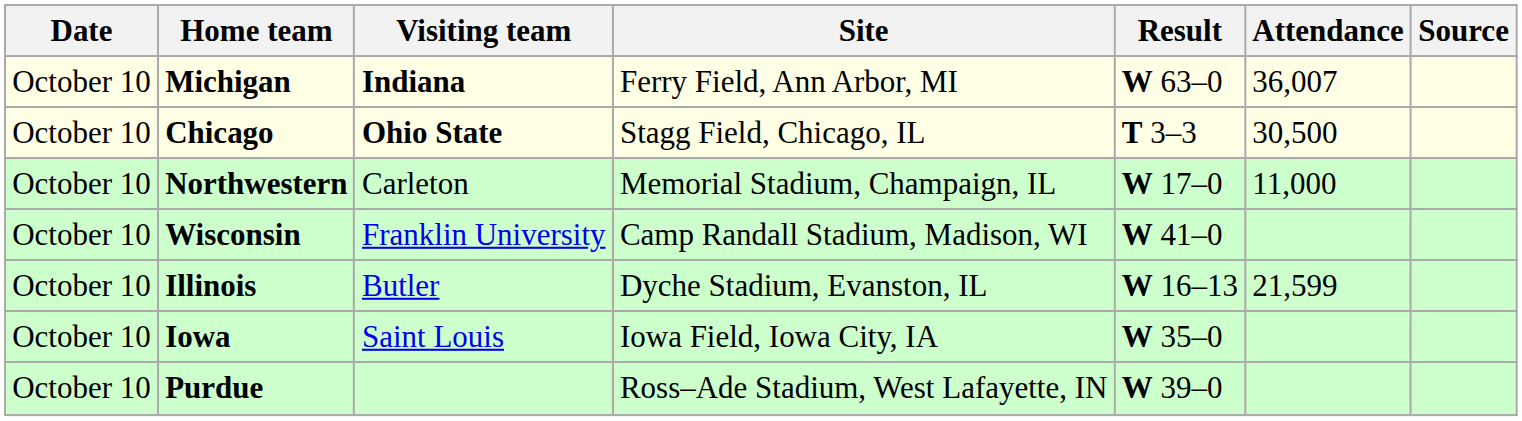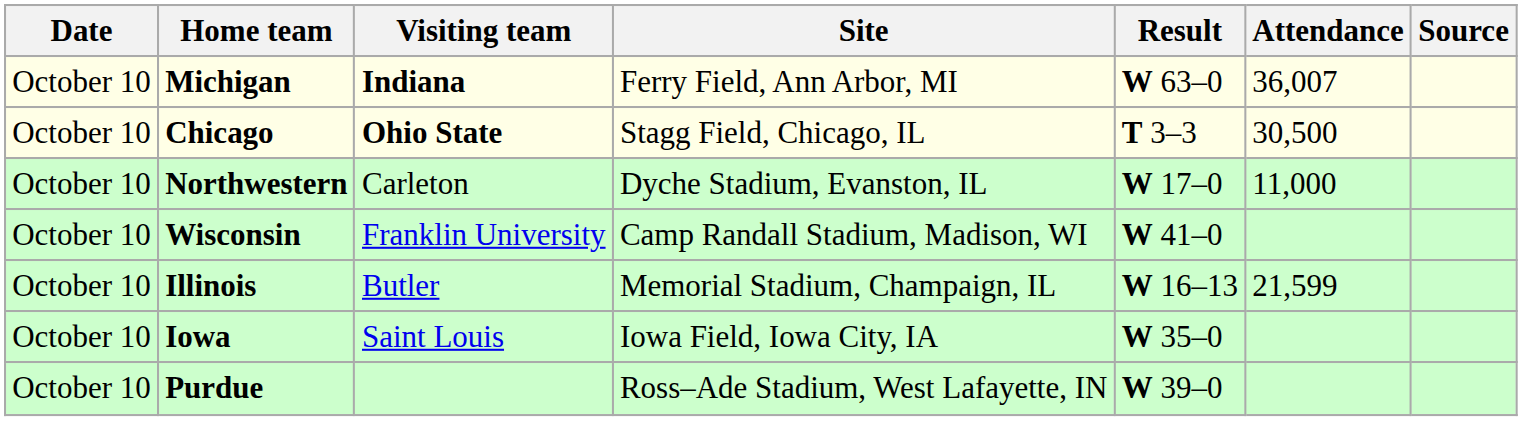(838, 183) Memorial Stadium, Champaign, IL -> (804, 183) Dyche Stadium, Evanston, IL
(804, 285) Dyche Stadium, Evanston, IL -> (838, 285) Memorial Stadium, Champaign, IL
